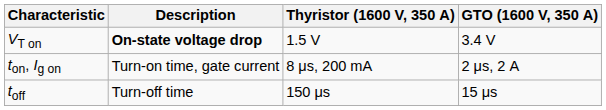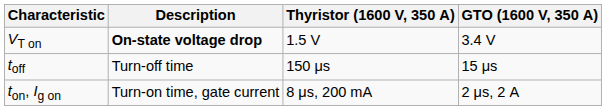rows swapped: (34, 67) <-> (16, 93)
